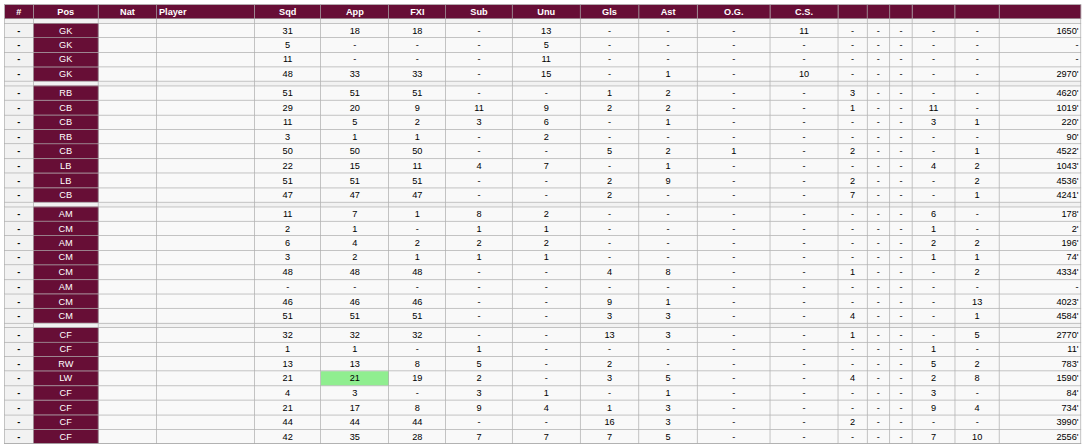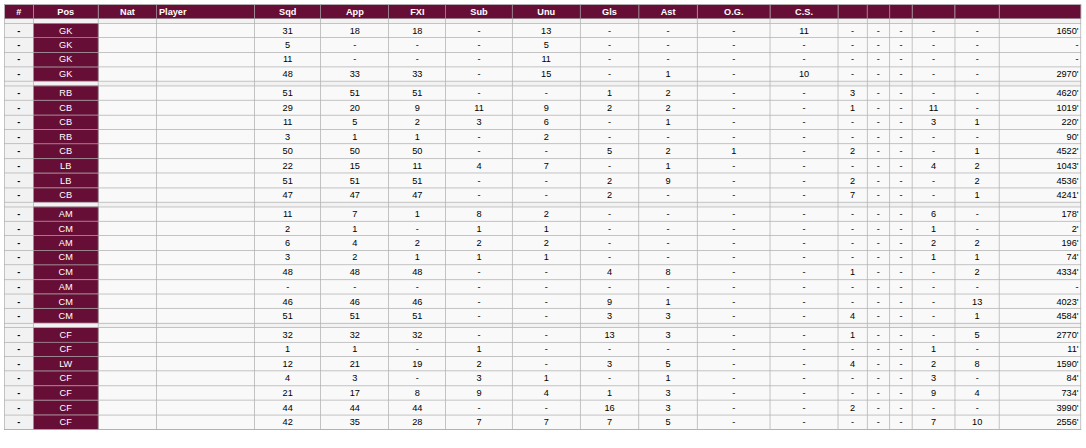- row: (19, 363)
(288, 378) 21 -> (288, 363) 12
(355, 378) lightgreen background -> (355, 363) no background
